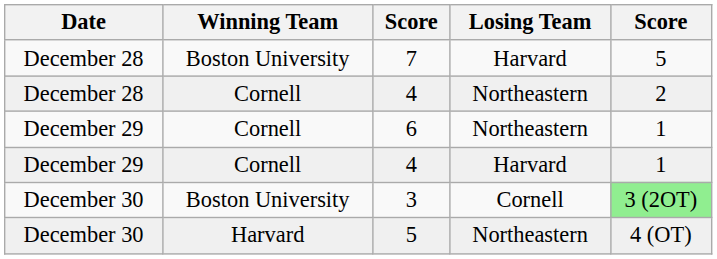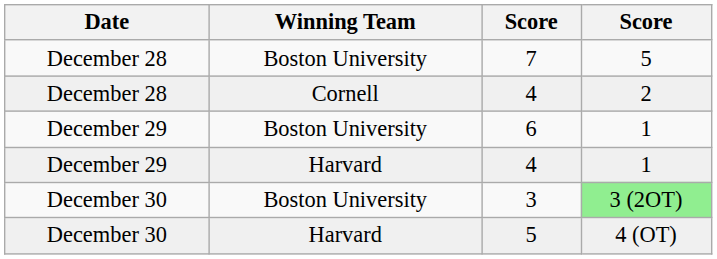- column: (530, 22)
(268, 128) Cornell -> (345, 128) Boston University
(268, 164) Cornell -> (345, 164) Harvard
